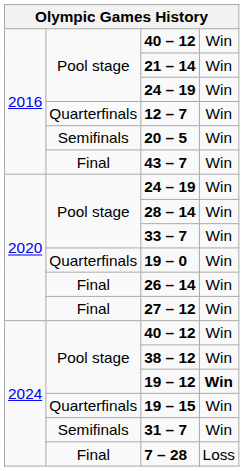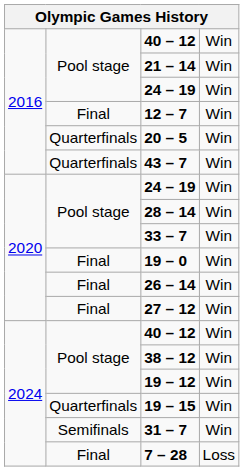(93, 114) Quarterfinals -> (93, 114) Final
(93, 138) Semifinals -> (93, 138) Quarterfinals
(93, 163) Final -> (93, 163) Quarterfinals
(93, 260) Quarterfinals -> (93, 260) Final
(219, 381) bold -> (219, 381) normal
